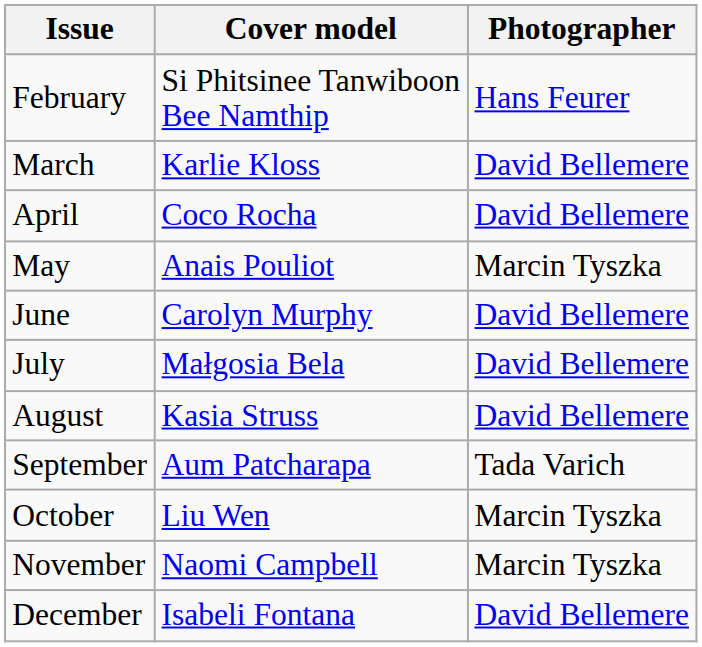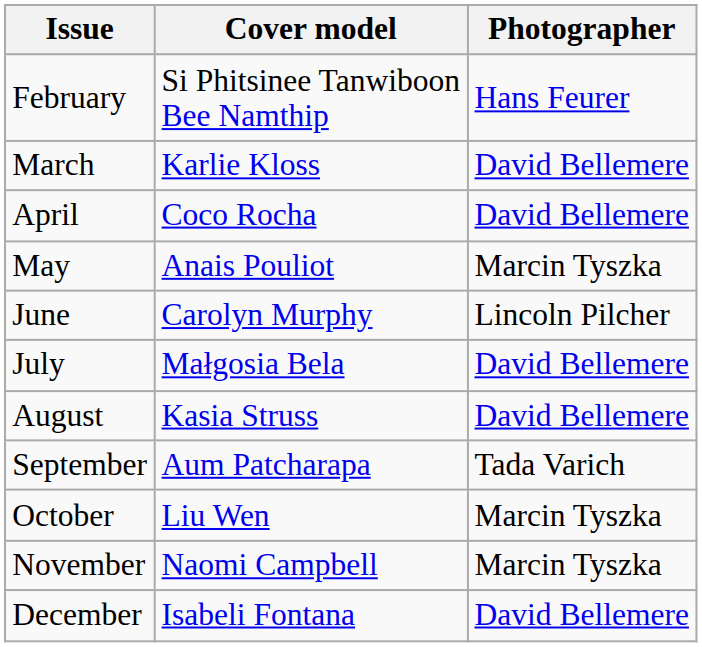(582, 314) David Bellemere -> (572, 314) Lincoln Pilcher
